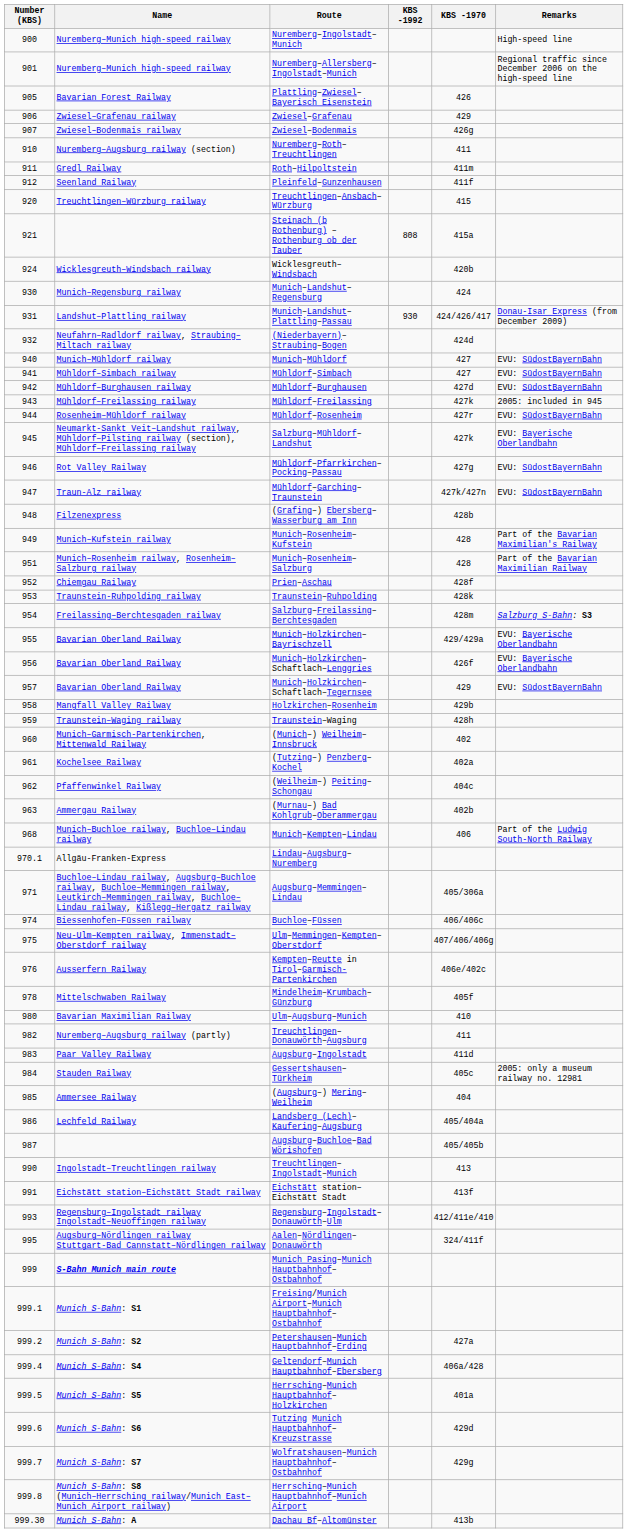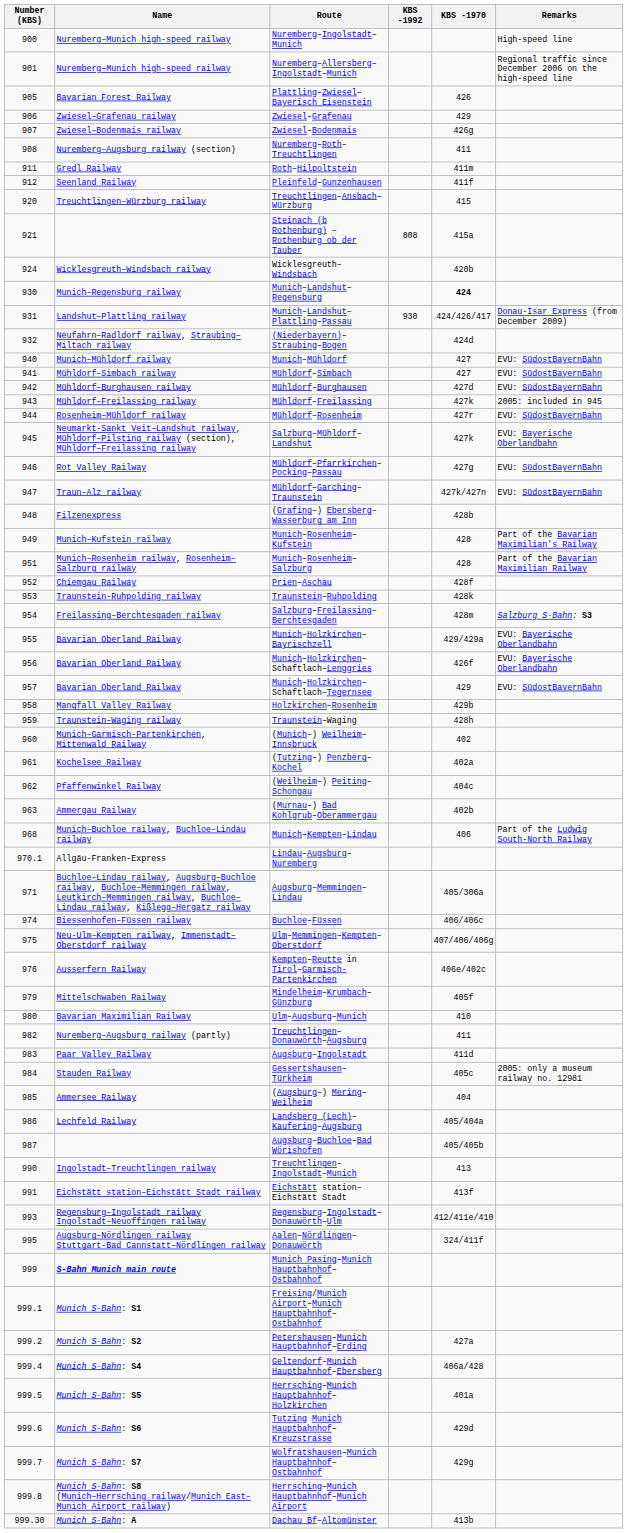(29, 149) 910 -> (29, 149) 908
(464, 293) normal -> (464, 293) bold
(29, 998) 978 -> (29, 998) 979
